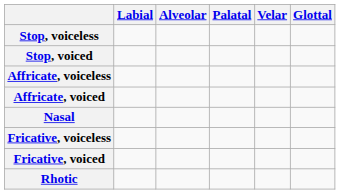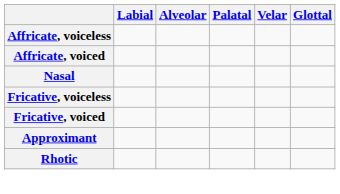- row: (59, 35)
- row: (59, 55)
+ row: (59, 138)
